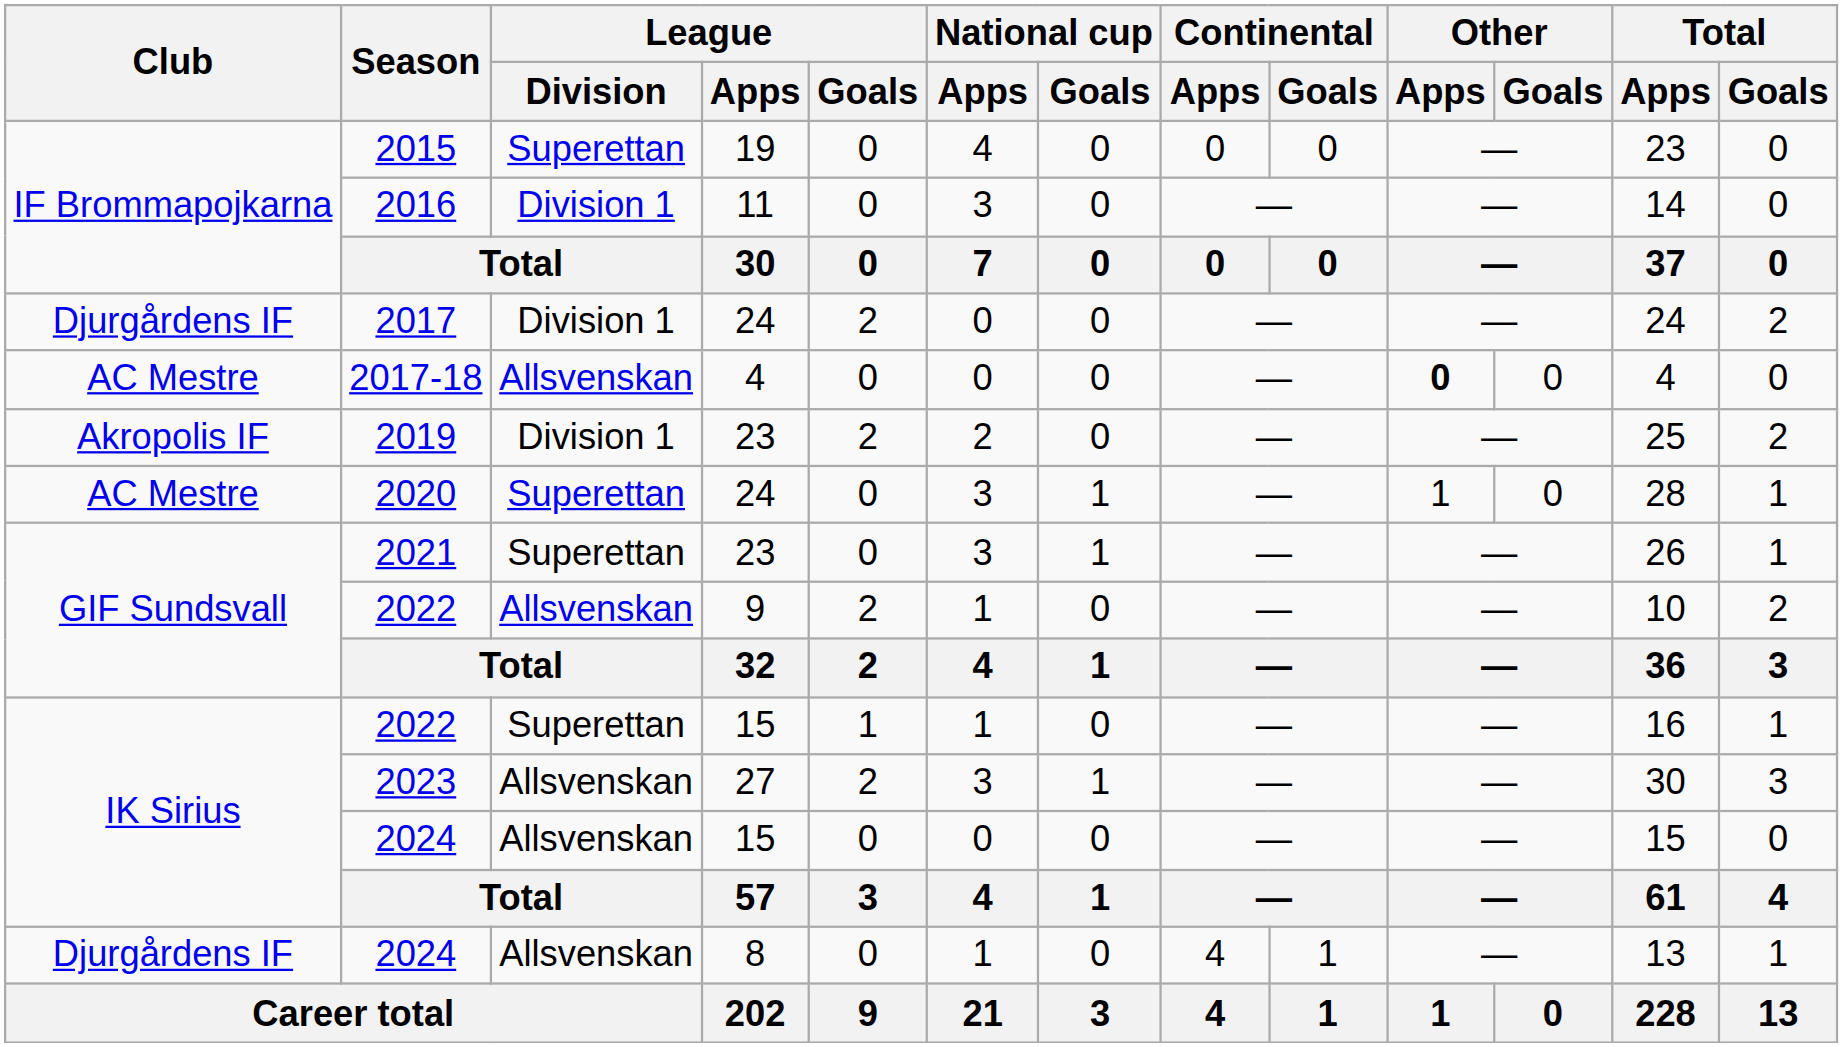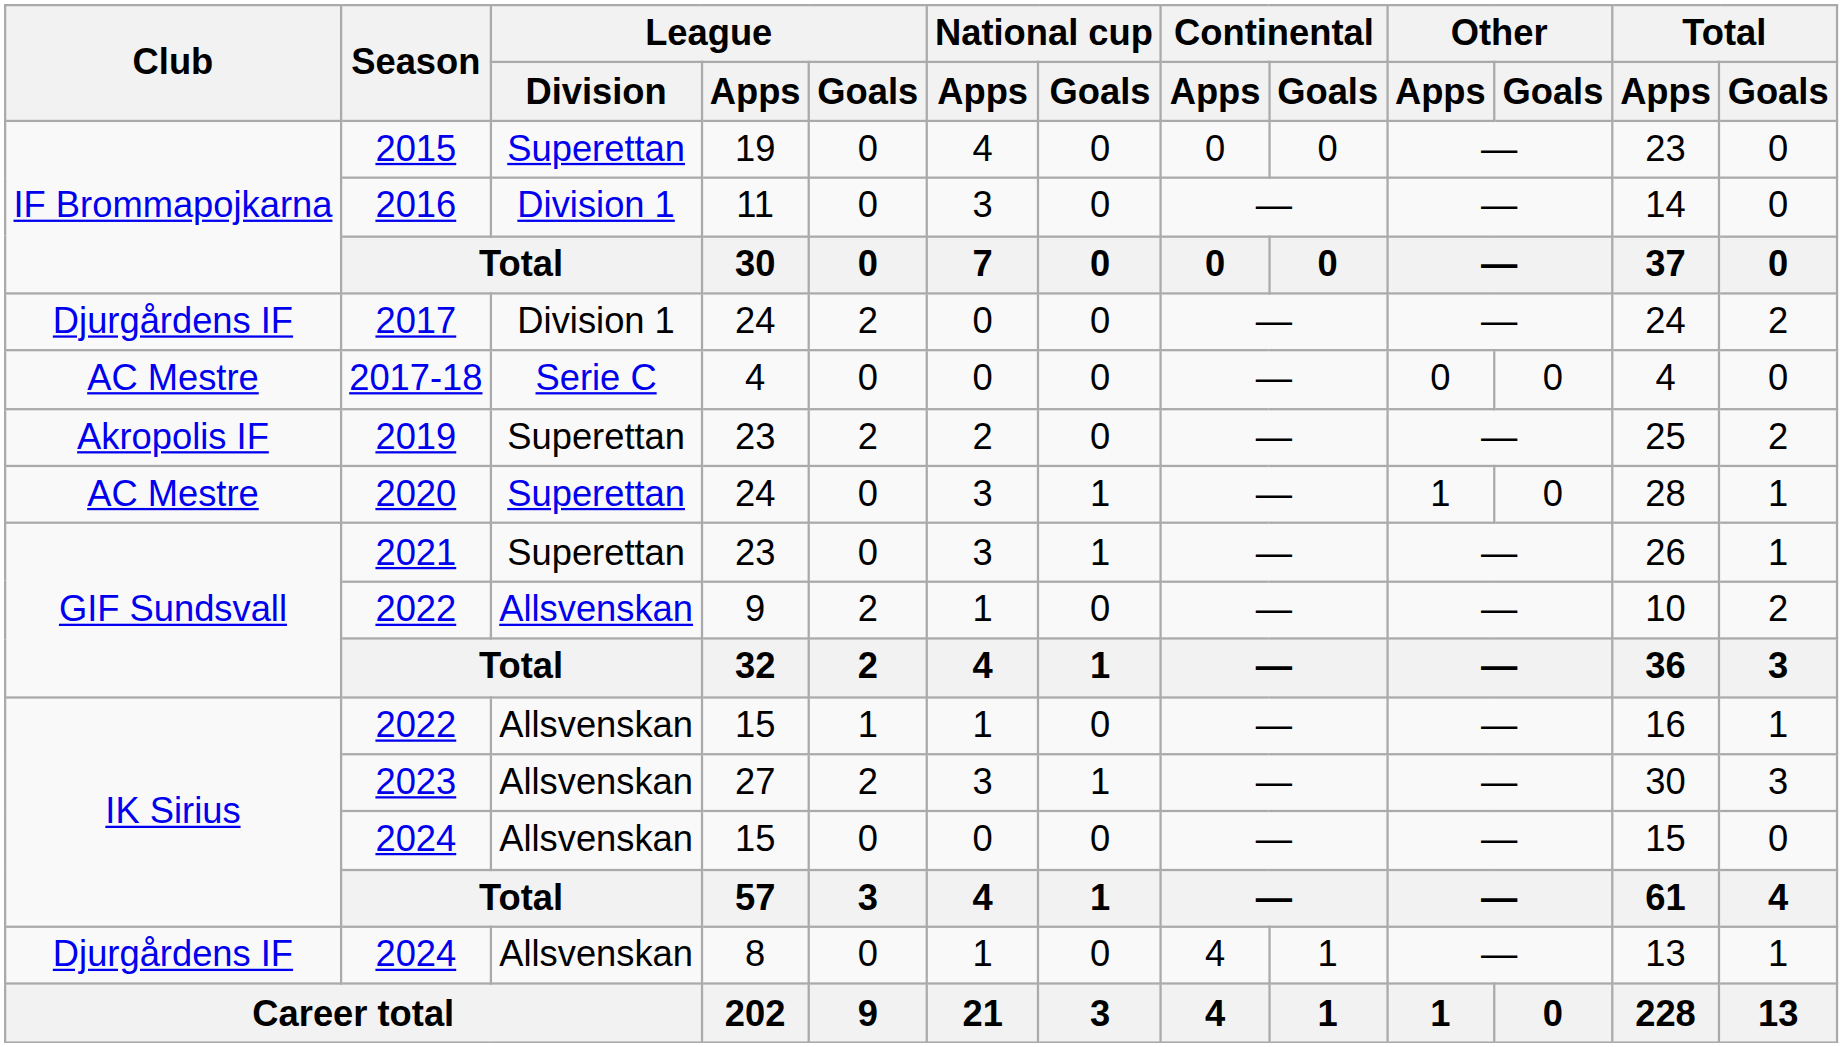(596, 378) Allsvenskan -> (596, 378) Serie C
(1440, 378) bold -> (1440, 378) normal
(596, 436) Division 1 -> (596, 436) Superettan
(596, 724) Superettan -> (596, 724) Allsvenskan
